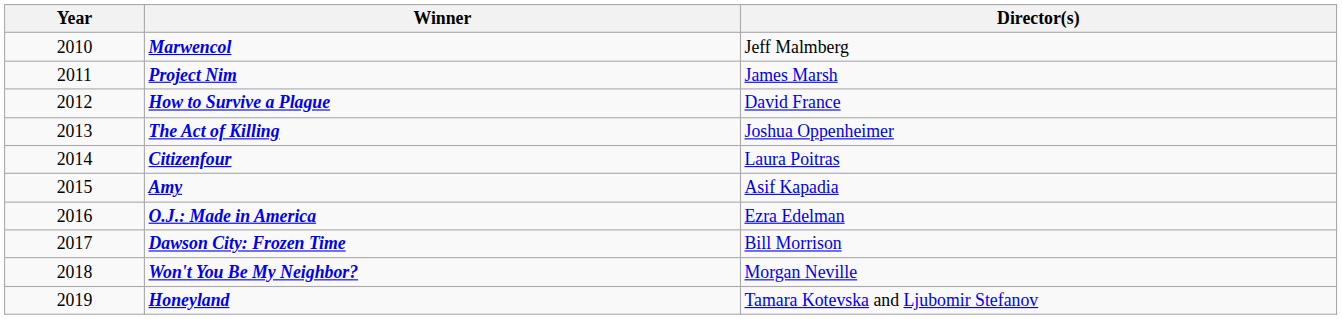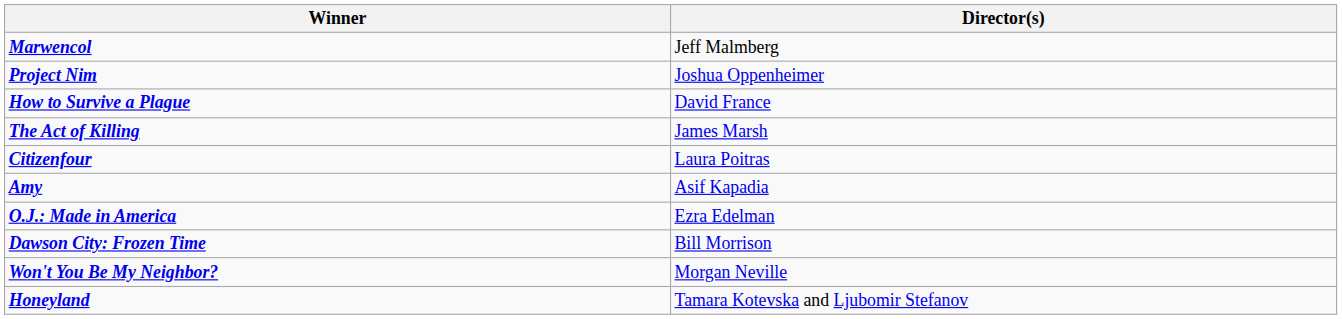- column: (74, 18)
(791, 74) James Marsh -> (749, 74) Joshua Oppenheimer
(819, 131) Joshua Oppenheimer -> (721, 131) James Marsh
